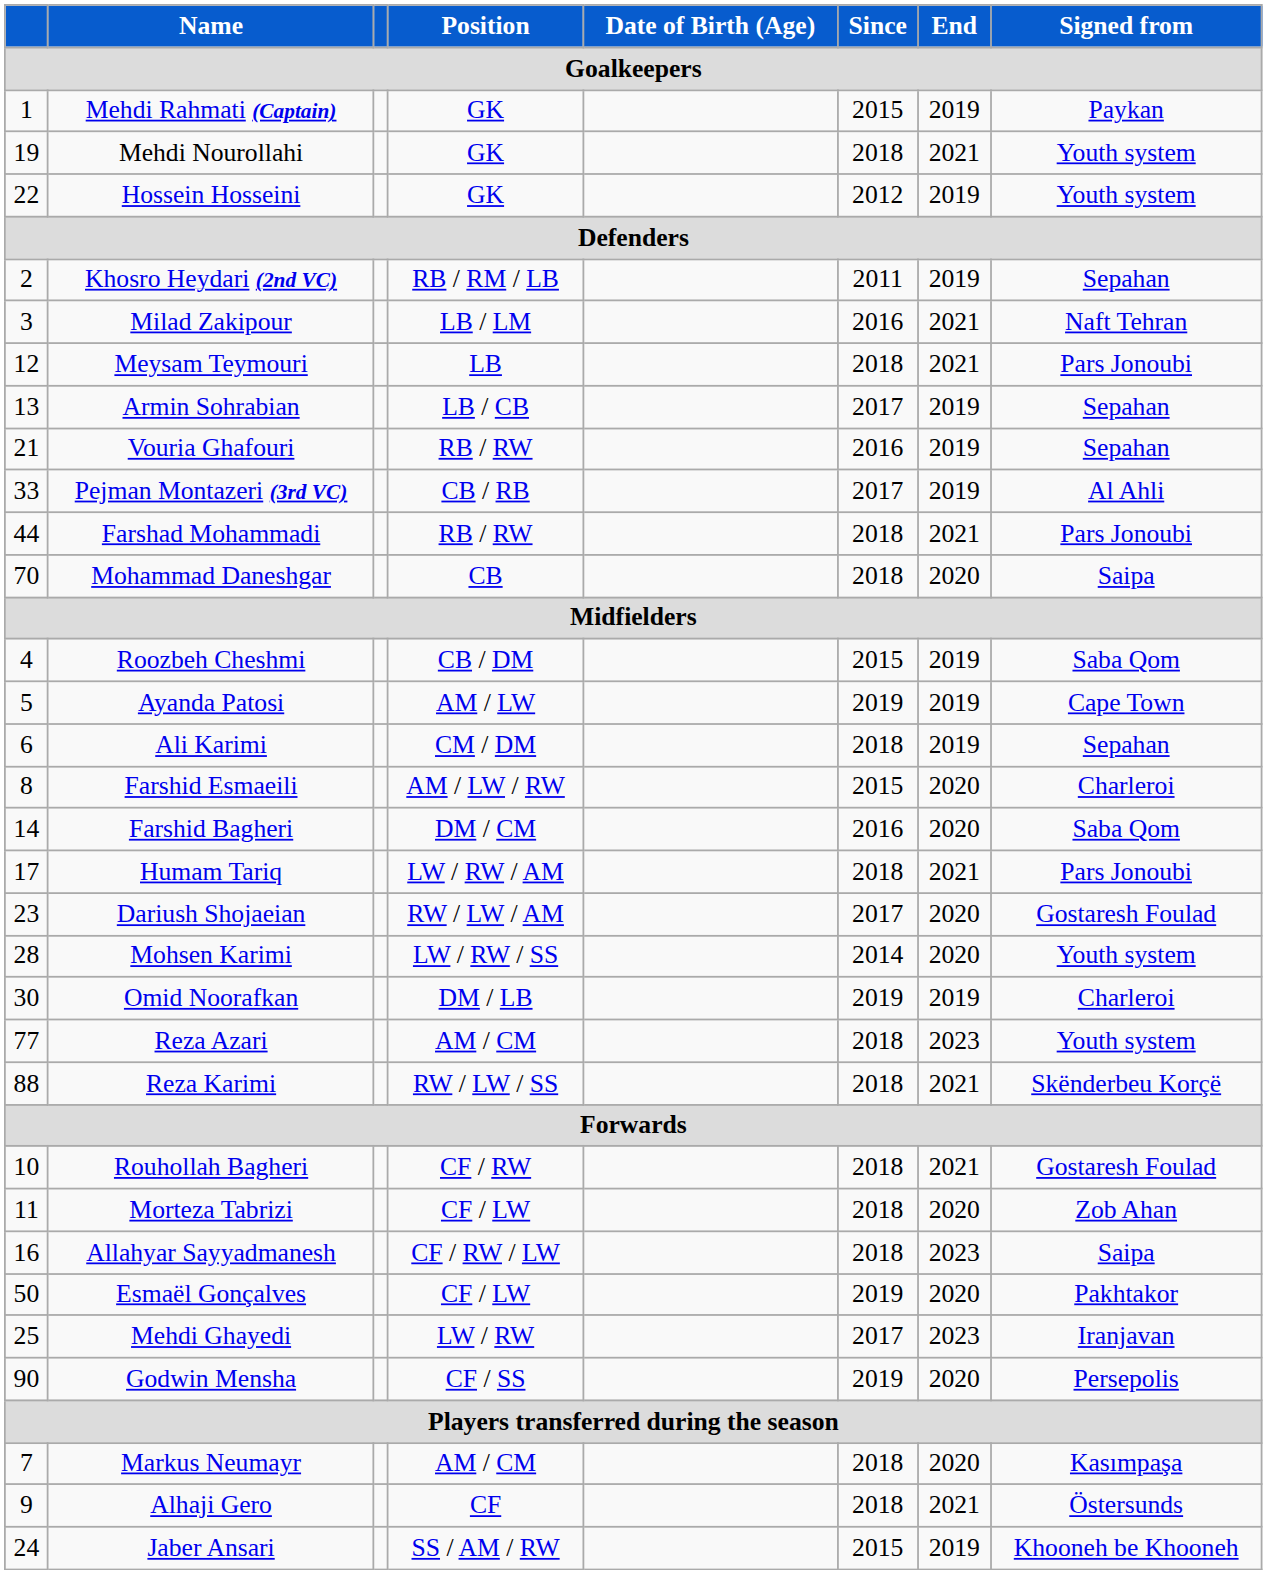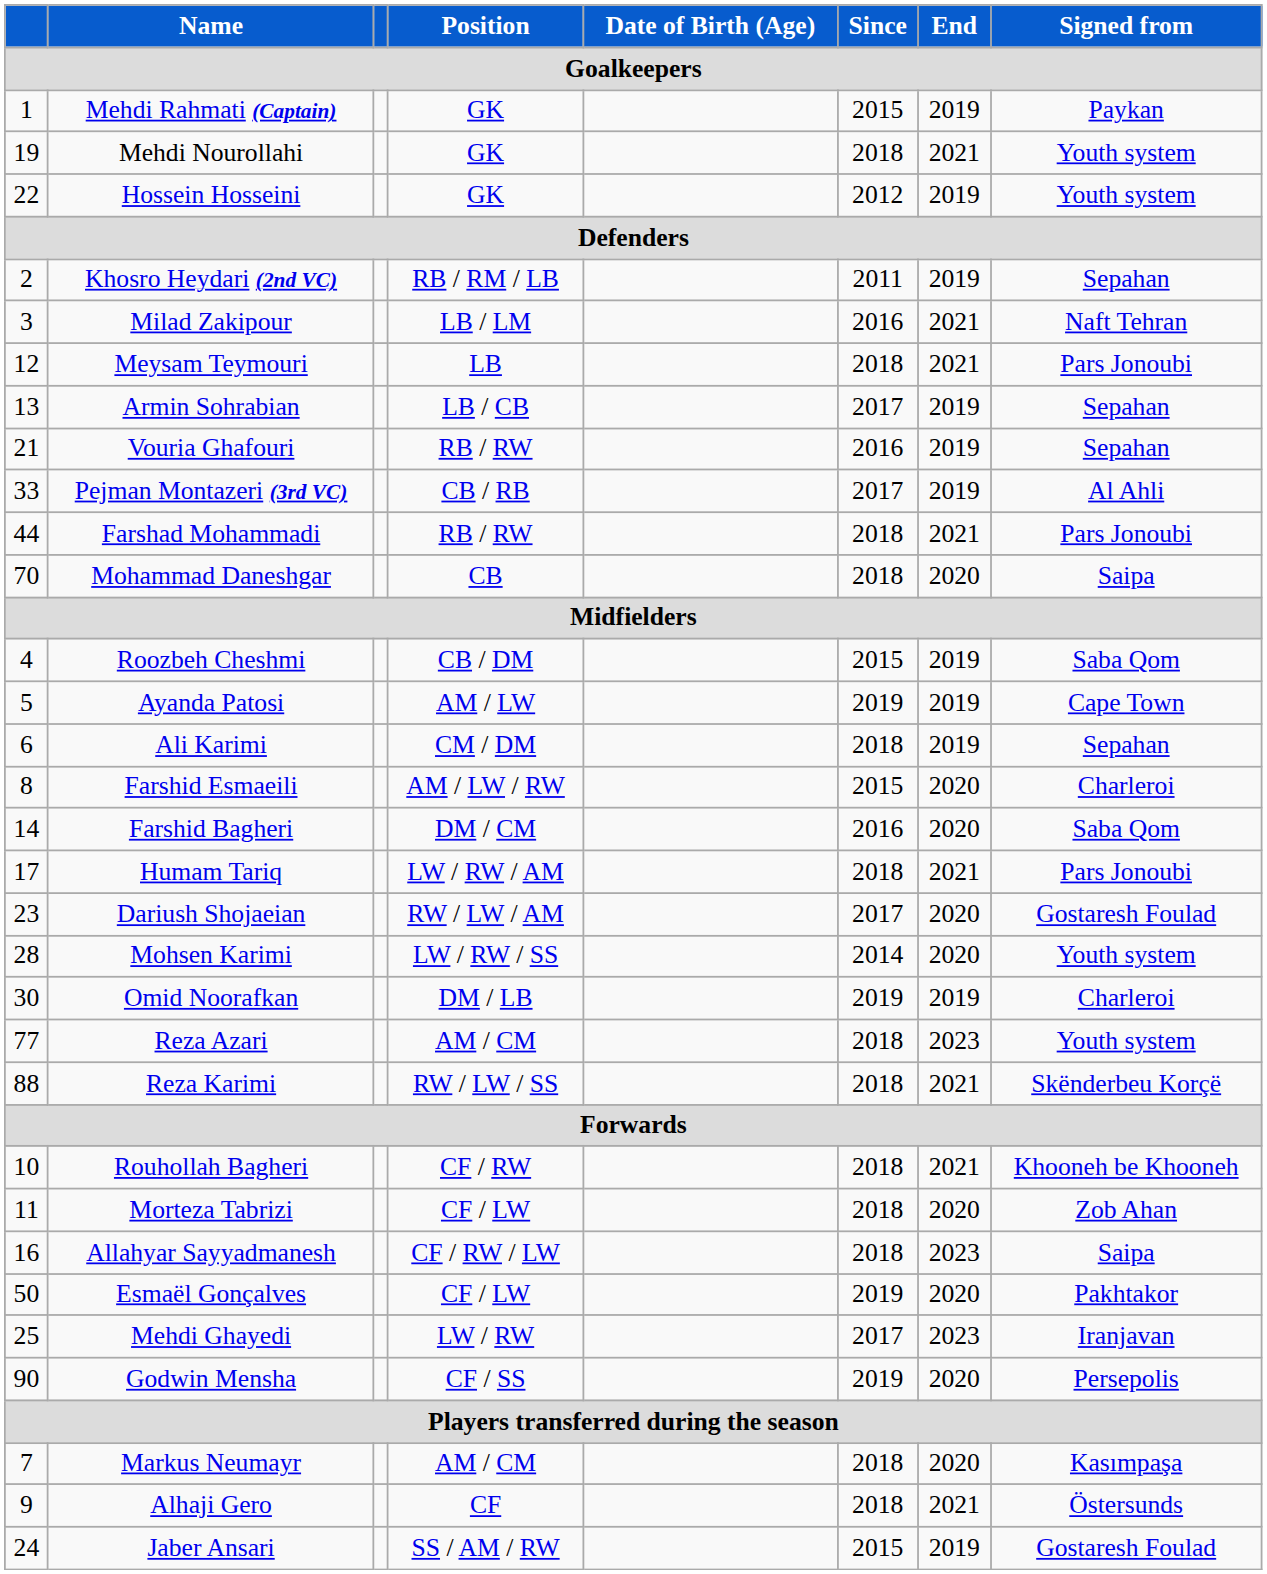(1126, 1167) Gostaresh Foulad -> (1126, 1167) Khooneh be Khooneh
(1126, 1547) Khooneh be Khooneh -> (1126, 1547) Gostaresh Foulad
